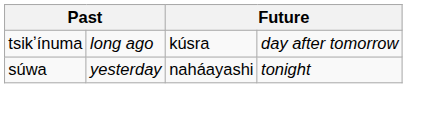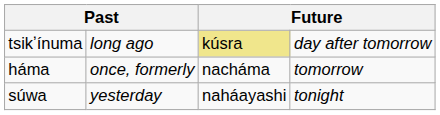(189, 43) no background -> (222, 43) khaki background
+ row: (29, 69)
